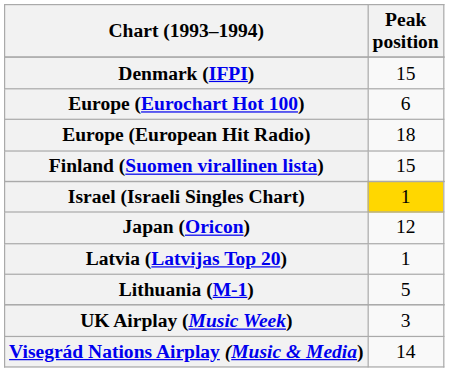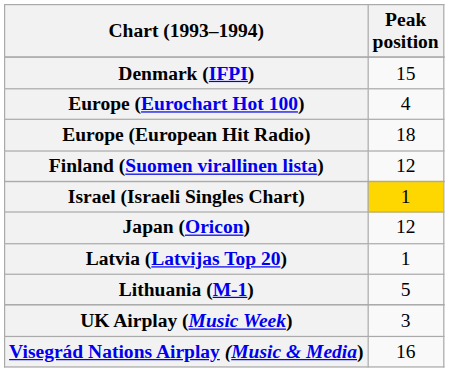(406, 103) 6 -> (406, 103) 4
(406, 165) 15 -> (406, 165) 12
(406, 351) 14 -> (406, 351) 16
